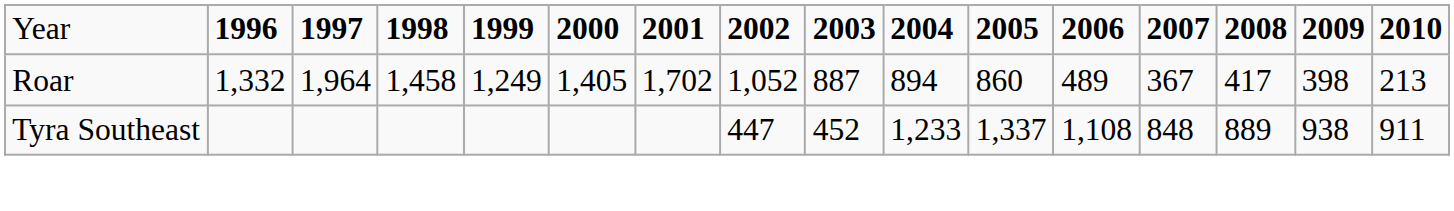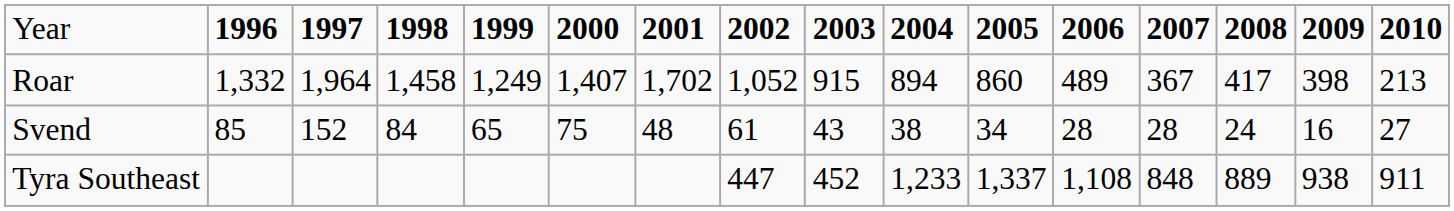(592, 79) 1,405 -> (592, 79) 1,407
(836, 79) 887 -> (836, 79) 915
+ row: (52, 129)
